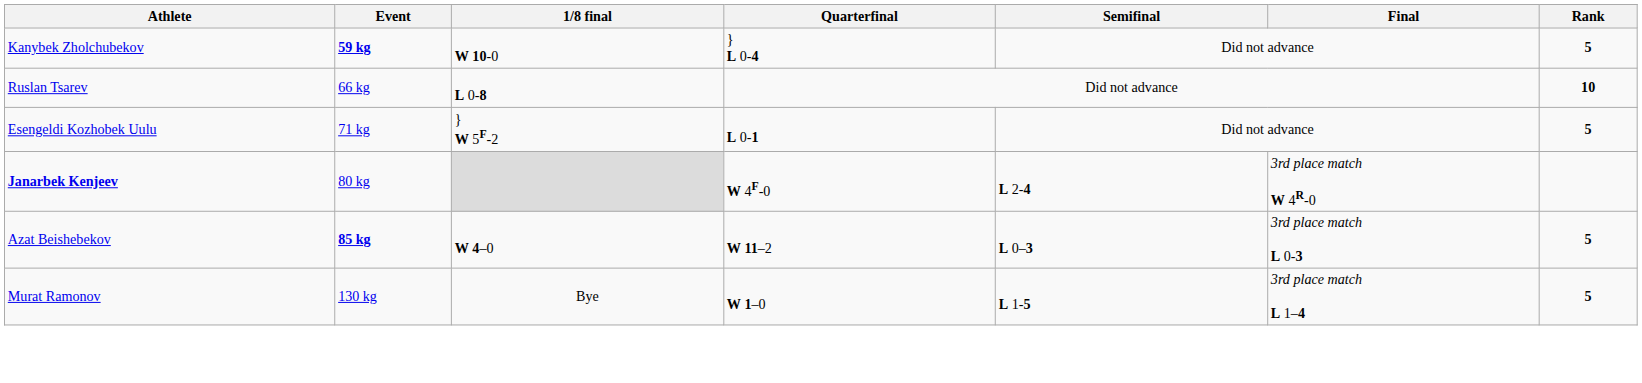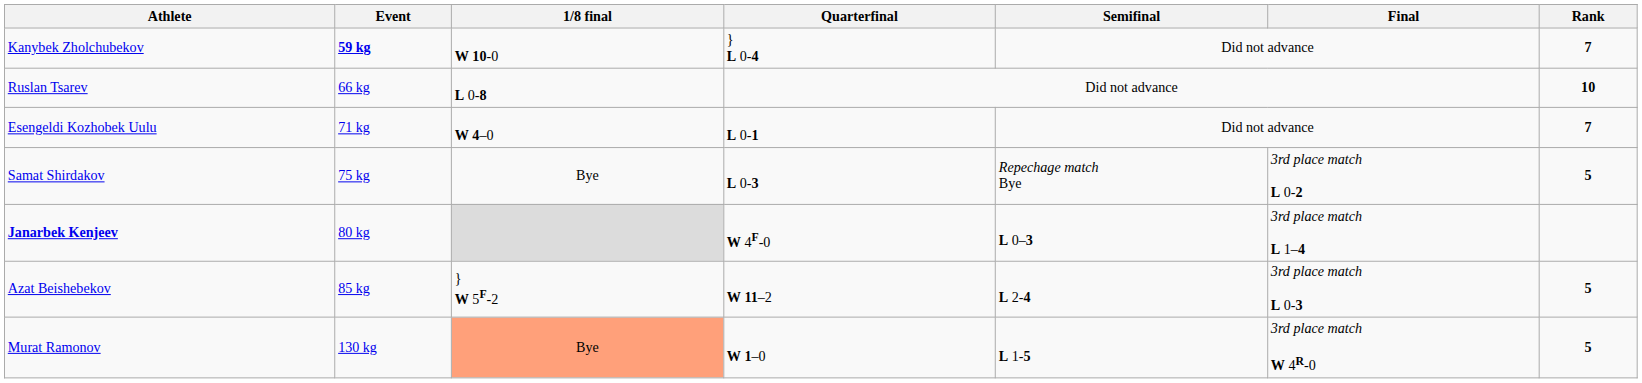(1588, 48) 5 -> (1588, 48) 7
(477, 129) } W 5F-2 -> (474, 136) W 4–0
(1588, 129) 5 -> (1588, 128) 7
+ row: (56, 176)
(1015, 190) L 2-4 -> (1016, 241) L 0–3
(1316, 181) 3rd place match W 4R-0 -> (1316, 232) 3rd place match L 1–4
(354, 240) bold -> (354, 289) normal
(474, 248) W 4–0 -> (477, 289) } W 5F-2
(1016, 248) L 0–3 -> (1015, 297) L 2-4
(587, 296) no background -> (587, 347) lightsalmon background
(1316, 296) 3rd place match L 1–4 -> (1316, 347) 3rd place match W 4R-0
